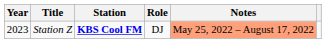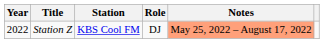(18, 30) 2023 -> (18, 30) 2022
(110, 30) bold -> (108, 30) normal
